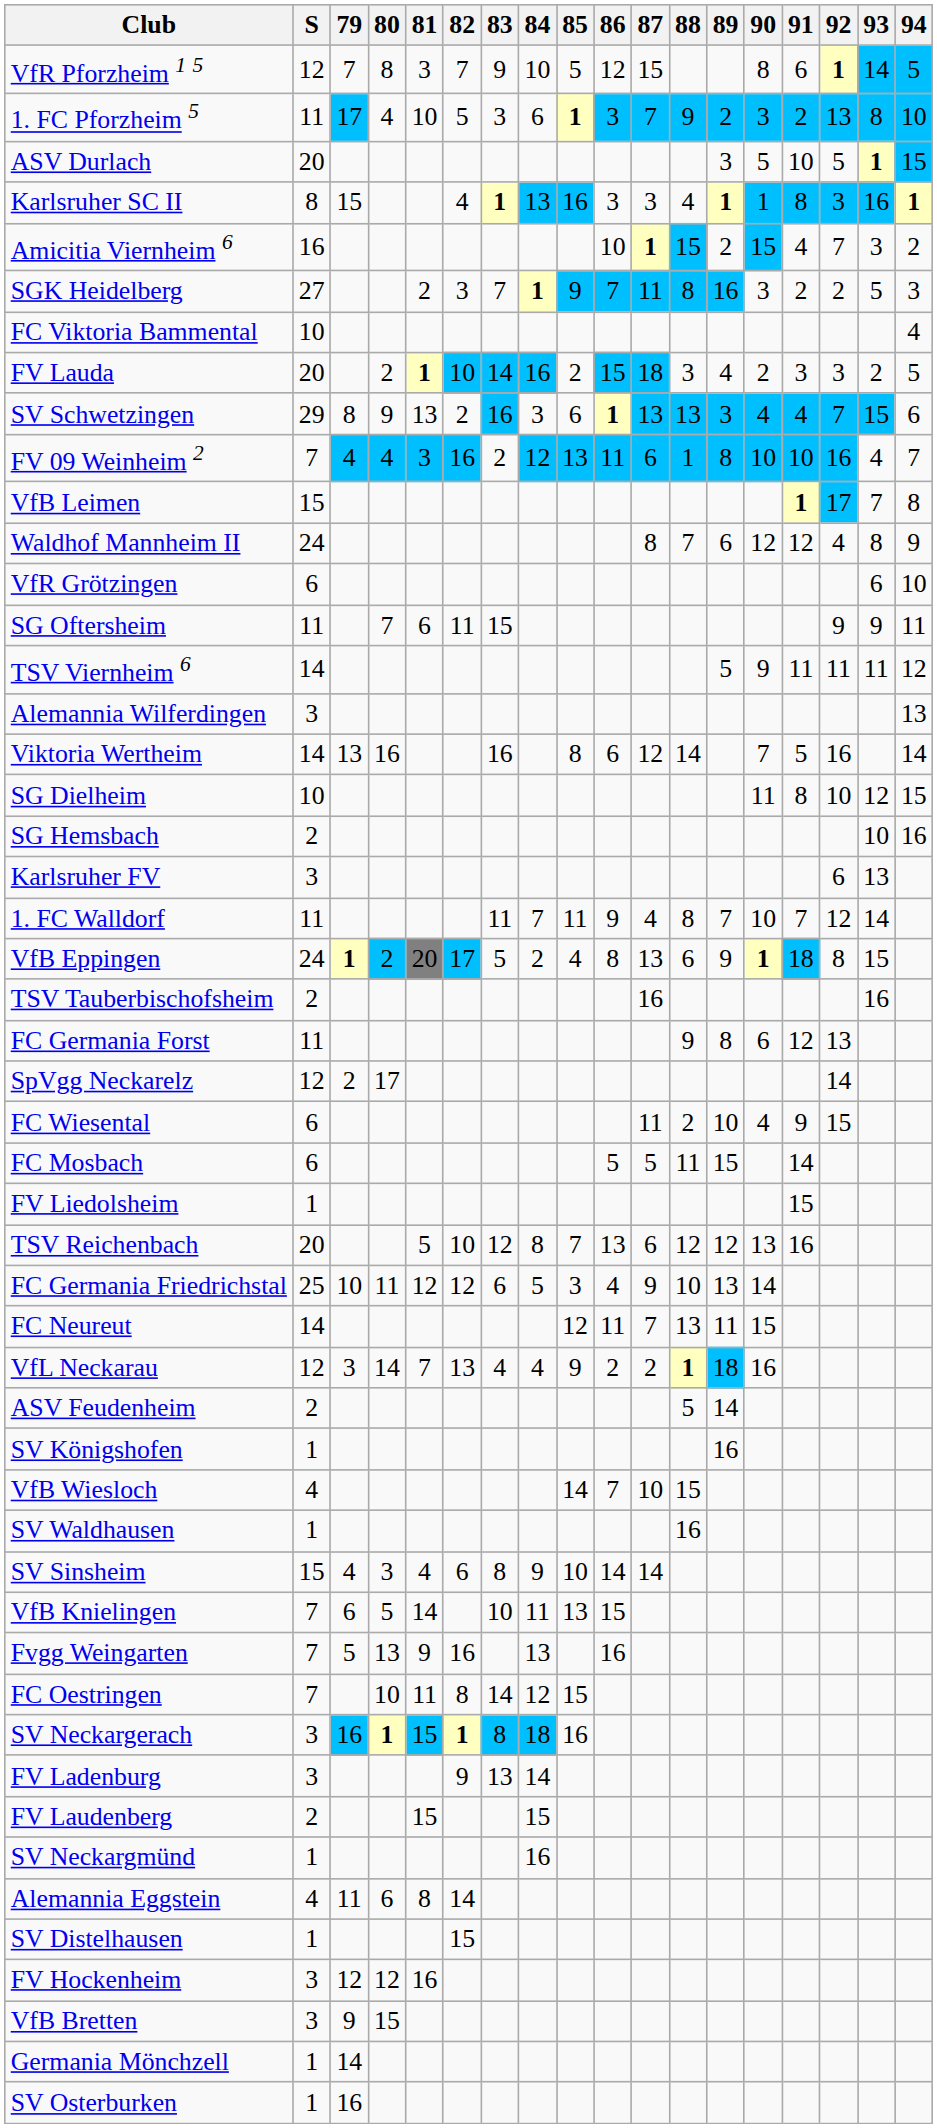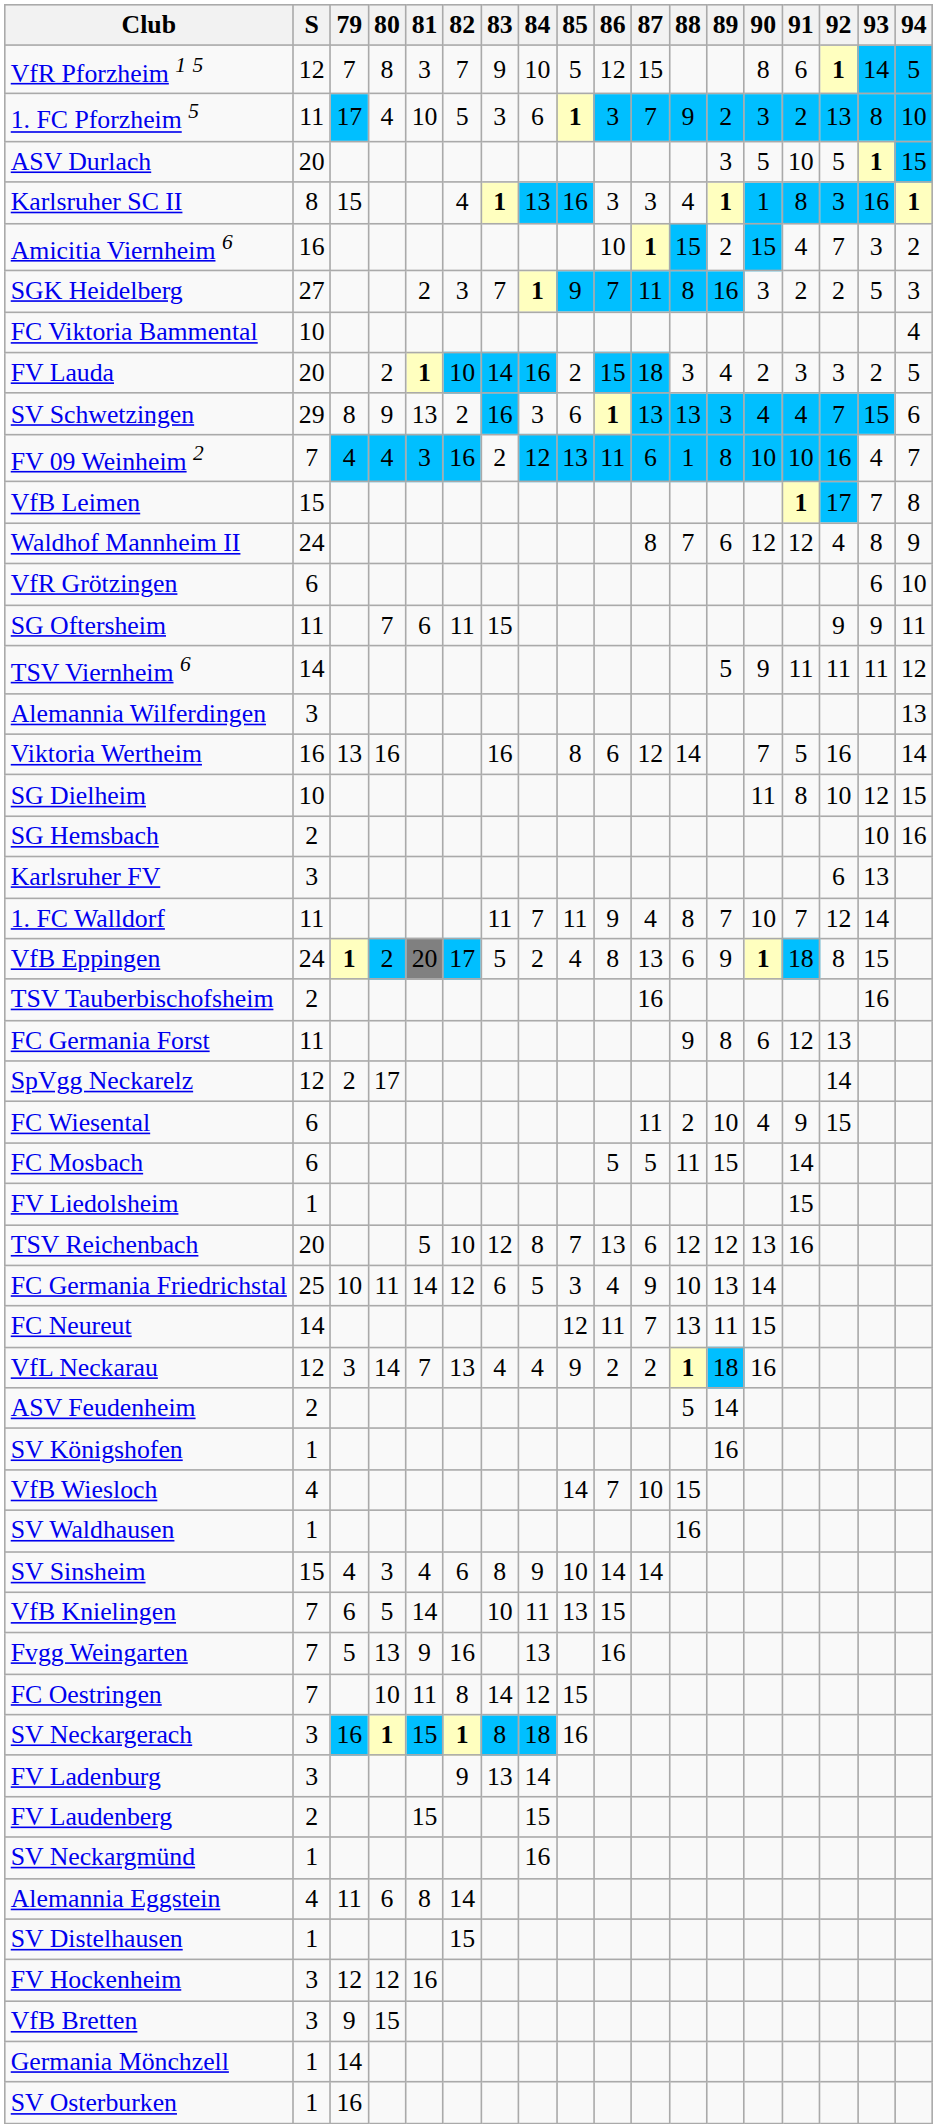(312, 754) 14 -> (312, 754) 16
(425, 1285) 12 -> (425, 1285) 14
